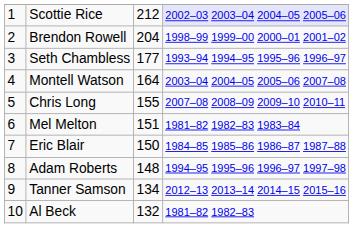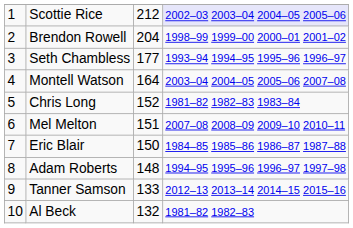(148, 102) 155 -> (148, 102) 152
(255, 103) 2007–08 2008–09 2009–10 2010–11 -> (233, 103) 1981–82 1982–83 1983–84
(233, 124) 1981–82 1982–83 1983–84 -> (255, 124) 2007–08 2008–09 2009–10 2010–11
(148, 189) 134 -> (148, 189) 133
